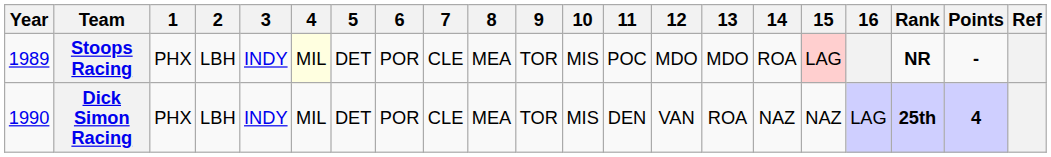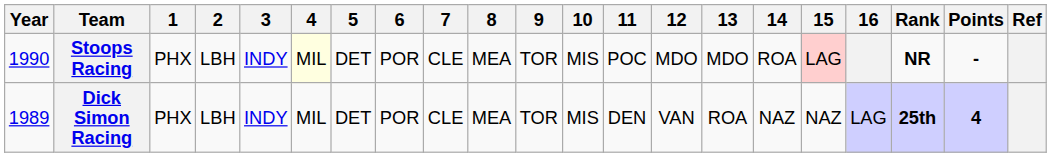(29, 58) 1989 -> (29, 58) 1990
(29, 118) 1990 -> (29, 118) 1989
